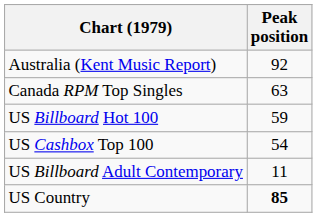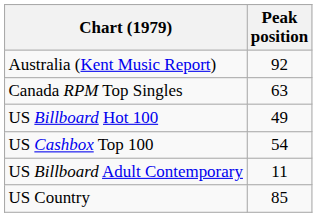(279, 117) 59 -> (279, 117) 49
(279, 198) bold -> (279, 198) normal
